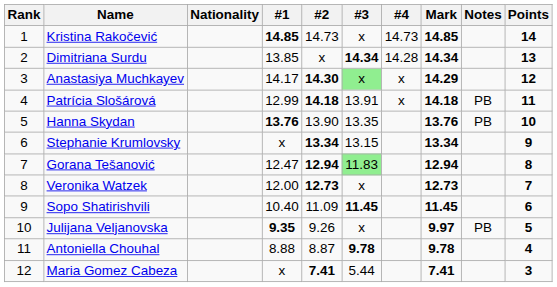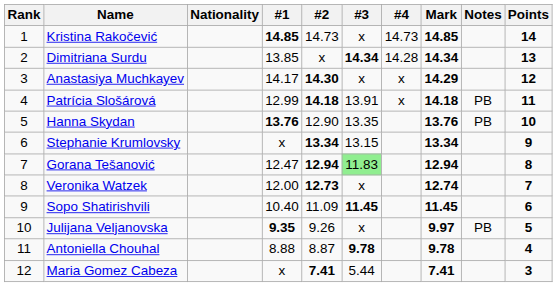(362, 79) lightgreen background -> (362, 79) no background
(322, 121) 13.90 -> (322, 121) 12.90
(441, 185) 12.73 -> (441, 185) 12.74
